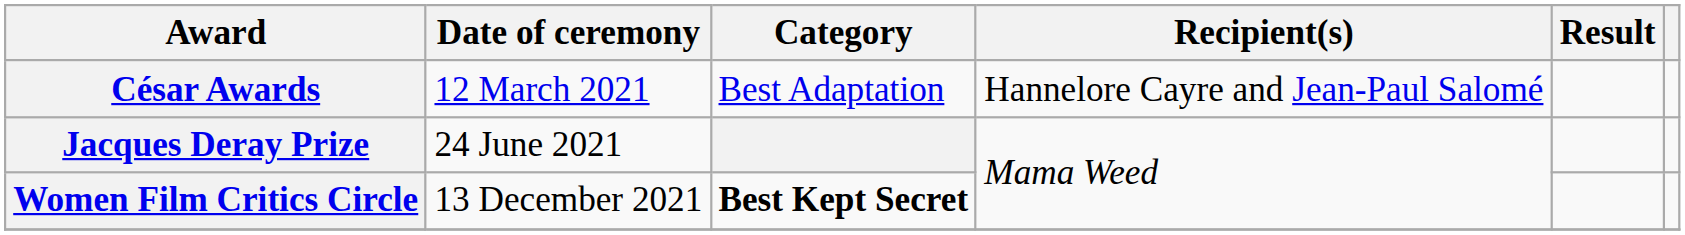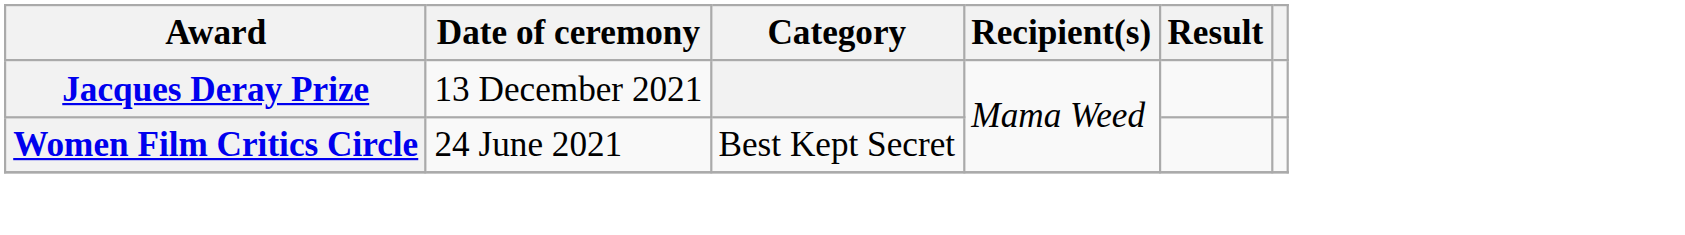- row: (216, 88)
(528, 144) 24 June 2021 -> (568, 88) 13 December 2021
(568, 199) 13 December 2021 -> (528, 144) 24 June 2021
(843, 199) bold -> (837, 144) normal
